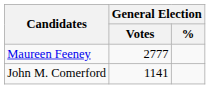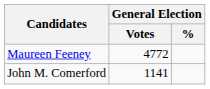(156, 53) 2777 -> (156, 53) 4772
